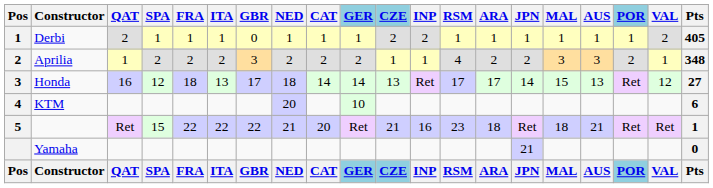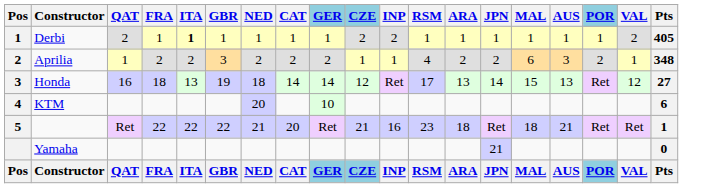- column: (158, 15)
(222, 37) normal -> (191, 37) bold
(254, 37) 0 -> (223, 37) 1
(561, 59) 3 -> (531, 59) 6
(254, 81) 17 -> (223, 81) 19
(393, 81) 13 -> (362, 81) 12
(494, 81) 17 -> (463, 81) 13
